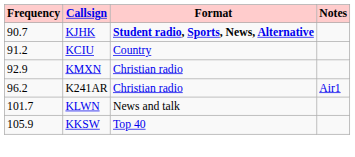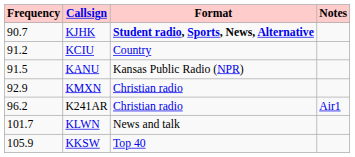+ row: (82, 69)
